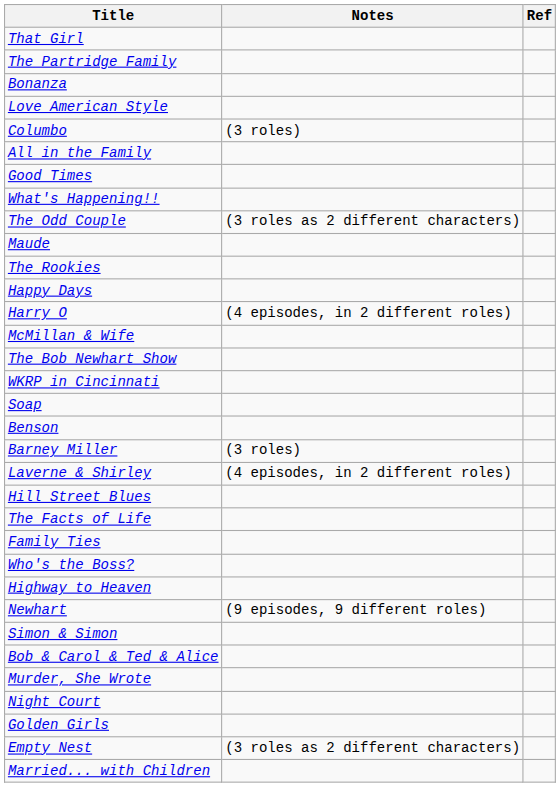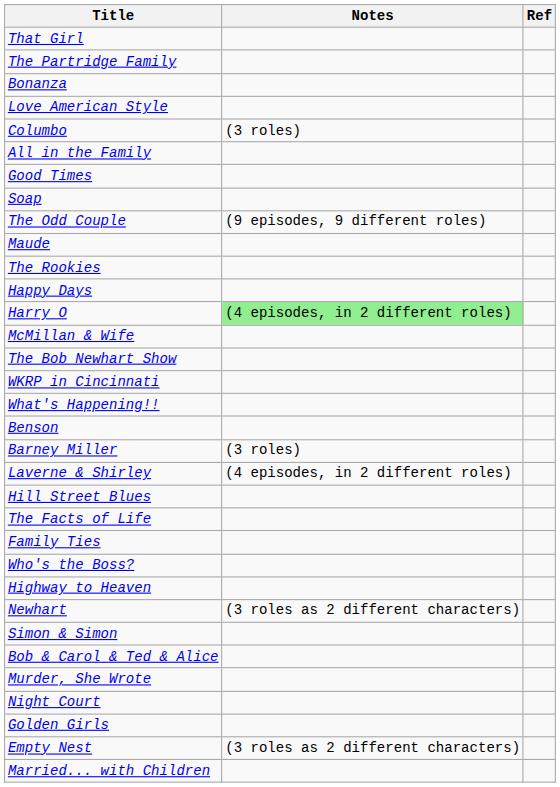rows swapped: (84, 199) <-> (25, 405)
(373, 222) (3 roles as 2 different characters) -> (356, 222) (9 episodes, 9 different roles)
(368, 313) no background -> (368, 313) lightgreen background
(356, 611) (9 episodes, 9 different roles) -> (373, 611) (3 roles as 2 different characters)
